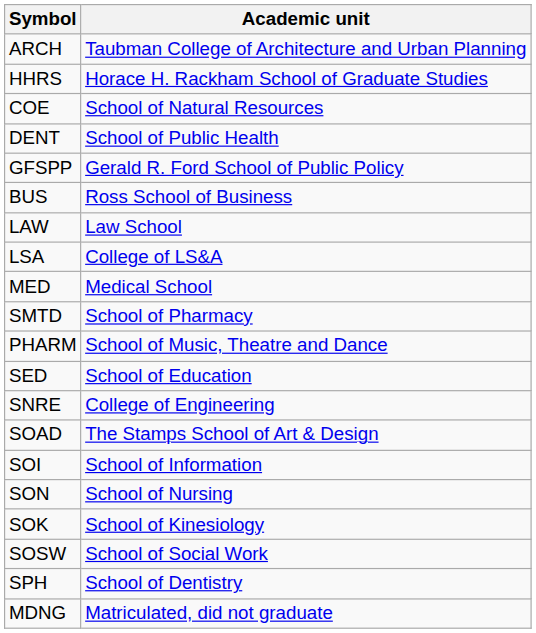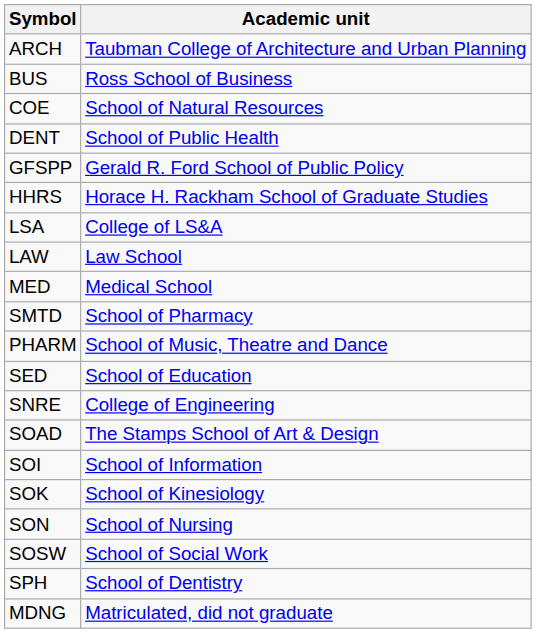rows swapped: (28, 197) <-> (35, 78)
rows swapped: (29, 227) <-> (27, 256)
rows swapped: (29, 494) <-> (29, 524)
